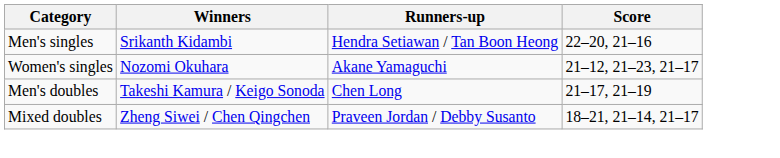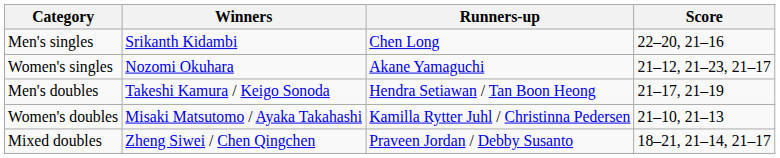(445, 41) Hendra Setiawan / Tan Boon Heong -> (404, 41) Chen Long
(367, 91) Chen Long -> (482, 91) Hendra Setiawan / Tan Boon Heong
+ row: (63, 116)
